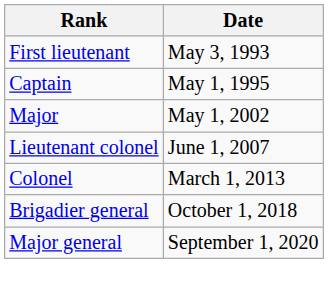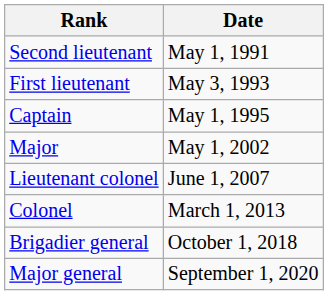+ row: (81, 52)
